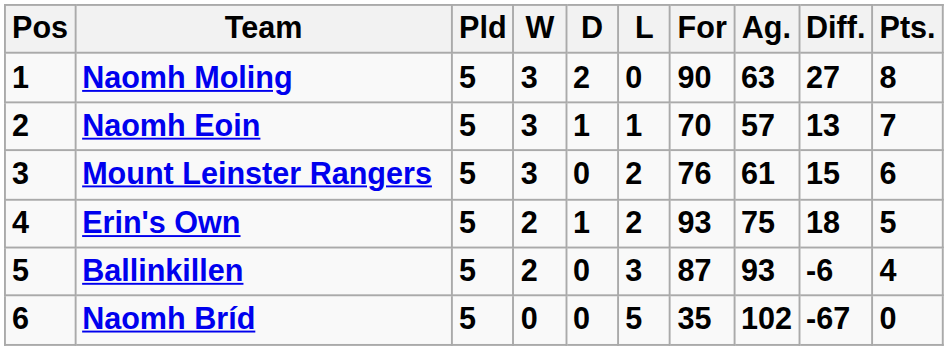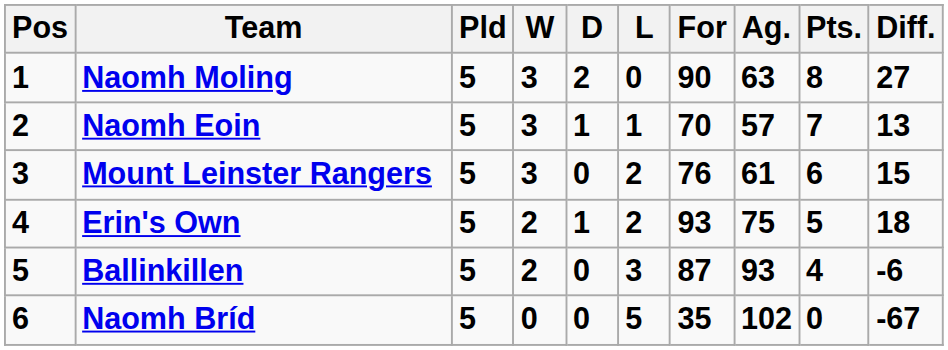columns swapped: (836, 28) <-> (908, 28)
